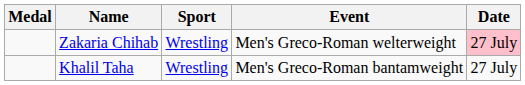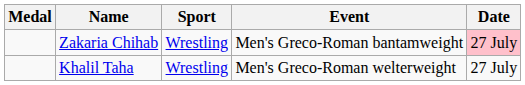(346, 42) Men's Greco-Roman welterweight -> (349, 42) Men's Greco-Roman bantamweight
(349, 67) Men's Greco-Roman bantamweight -> (346, 67) Men's Greco-Roman welterweight
